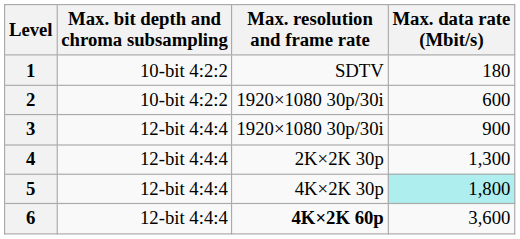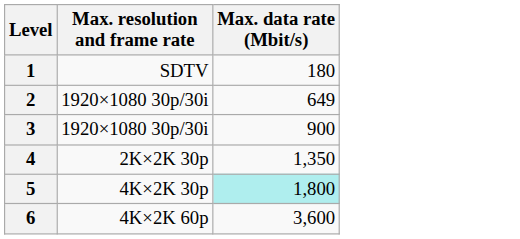- column: (145, 29)
(496, 99) 600 -> (321, 99) 649
(489, 159) 1,300 -> (314, 159) 1,350
(338, 218) bold -> (164, 218) normal
